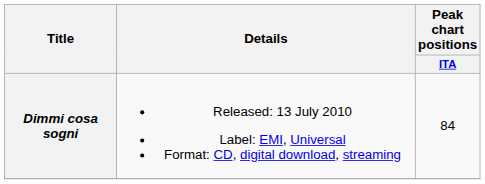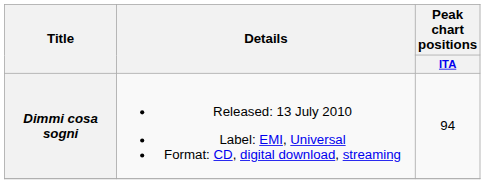(448, 126) 84 -> (448, 126) 94
